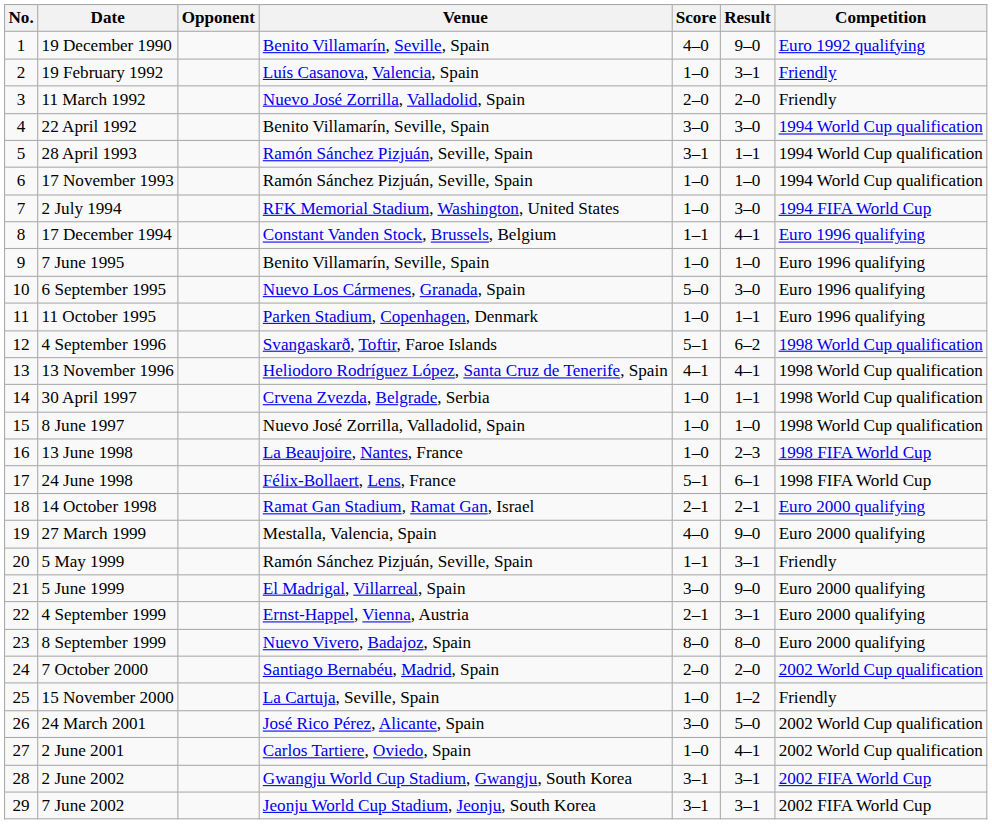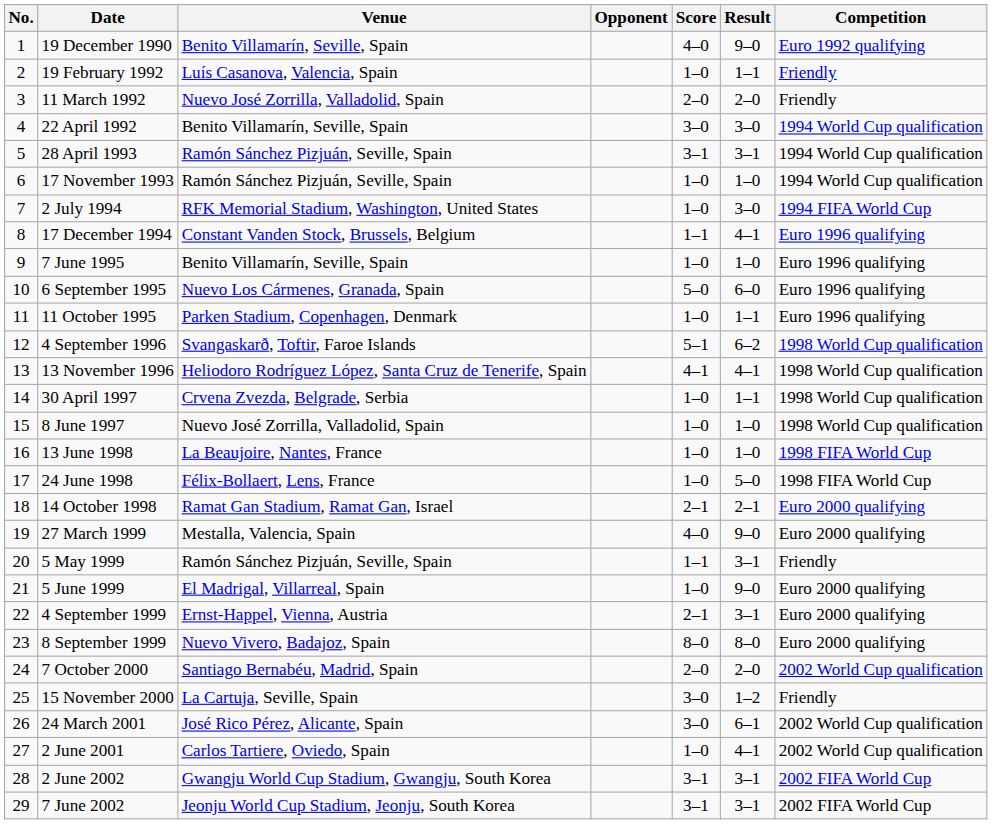columns swapped: (465, 18) <-> (218, 18)
(747, 72) 3–1 -> (747, 72) 1–1
(747, 153) 1–1 -> (747, 153) 3–1
(747, 289) 3–0 -> (747, 289) 6–0
(747, 452) 2–3 -> (747, 452) 1–0
(696, 479) 5–1 -> (696, 479) 1–0
(747, 479) 6–1 -> (747, 479) 5–0
(696, 588) 3–0 -> (696, 588) 1–0
(696, 696) 1–0 -> (696, 696) 3–0
(747, 724) 5–0 -> (747, 724) 6–1
